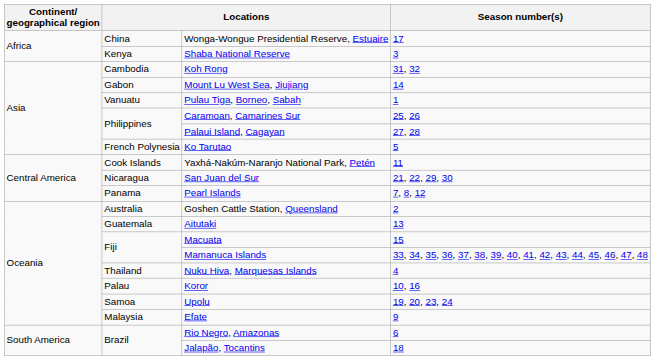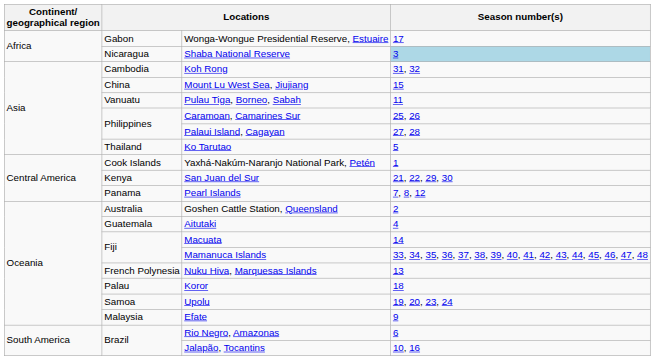(117, 38) China -> (119, 38) Gabon
(118, 54) Kenya -> (127, 54) Nicaragua
(396, 54) no background -> (396, 54) lightblue background
(119, 85) Gabon -> (117, 85) China
(398, 85) 14 -> (398, 85) 15
(396, 100) 1 -> (398, 100) 11
(142, 147) French Polynesia -> (123, 147) Thailand
(398, 162) 11 -> (396, 162) 1
(127, 178) Nicaragua -> (118, 178) Kenya
(398, 224) 13 -> (396, 224) 4
(398, 239) 15 -> (398, 239) 14
(123, 270) Thailand -> (142, 270) French Polynesia
(396, 270) 4 -> (398, 270) 13
(406, 286) 10, 16 -> (398, 286) 18
(398, 348) 18 -> (406, 348) 10, 16
